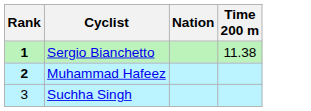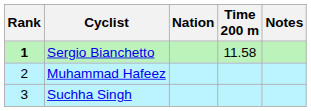+ column: (284, 22)
(240, 52) 11.38 -> (240, 52) 11.58
(24, 73) bold -> (24, 73) normal
